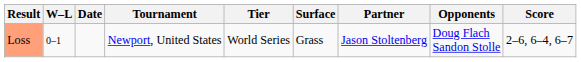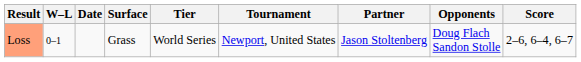columns swapped: (165, 14) <-> (316, 14)
